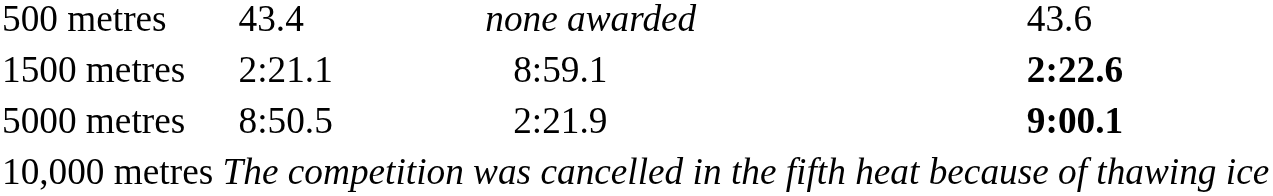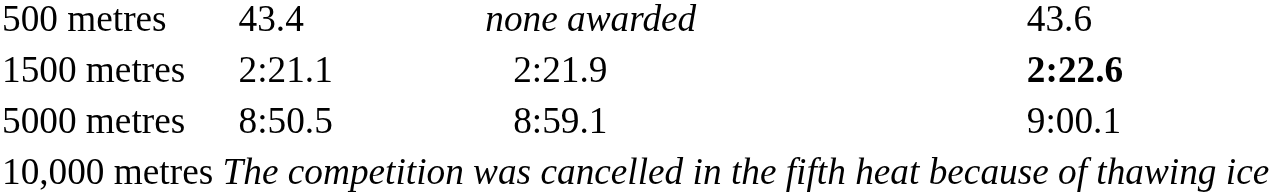(560, 69) 8:59.1 -> (560, 69) 2:21.9
(560, 120) 2:21.9 -> (560, 120) 8:59.1
(1075, 120) bold -> (1074, 120) normal
